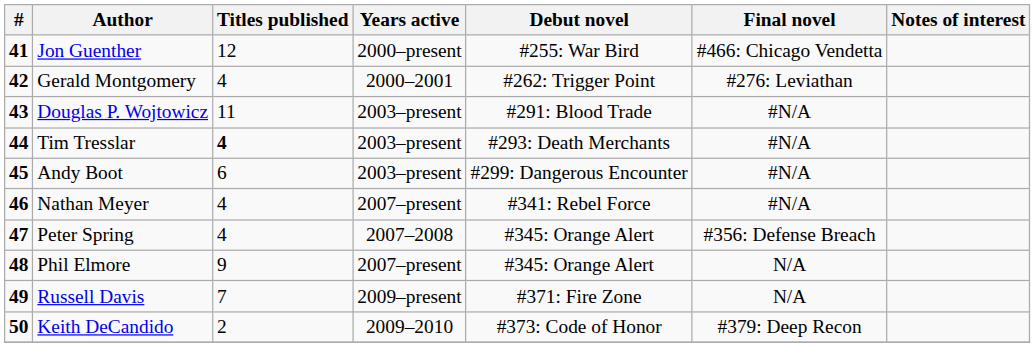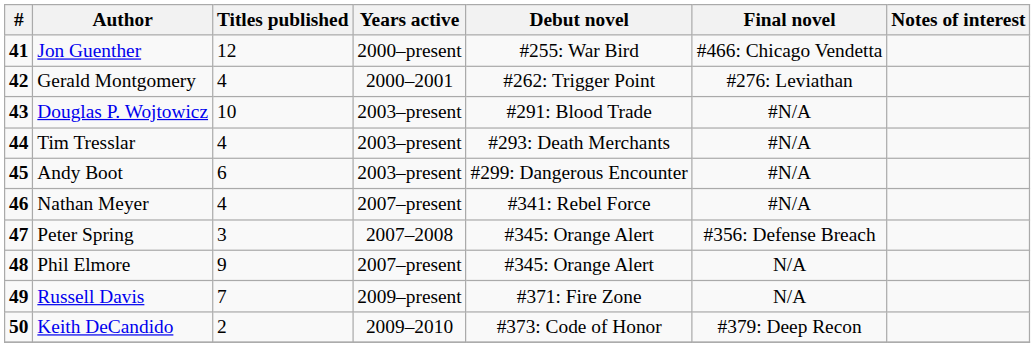(226, 111) 11 -> (227, 111) 10
(222, 142) bold -> (222, 142) normal
(222, 234) 4 -> (222, 234) 3
